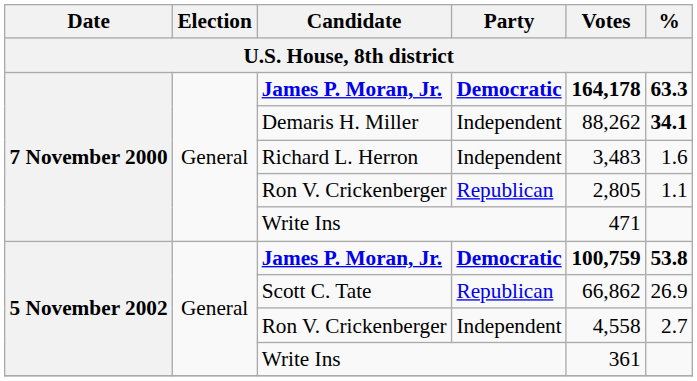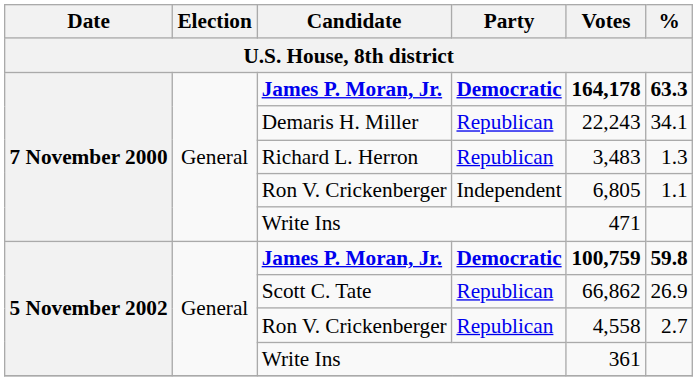(509, 122) Independent -> (505, 122) Republican
(611, 122) 88,262 -> (611, 122) 22,243
(669, 122) bold -> (669, 122) normal
(509, 156) Independent -> (505, 156) Republican
(674, 156) 1.6 -> (674, 156) 1.3
(505, 190) Republican -> (509, 190) Independent
(617, 190) 2,805 -> (617, 190) 6,805
(669, 257) 53.8 -> (669, 257) 59.8
(509, 325) Independent -> (505, 325) Republican
